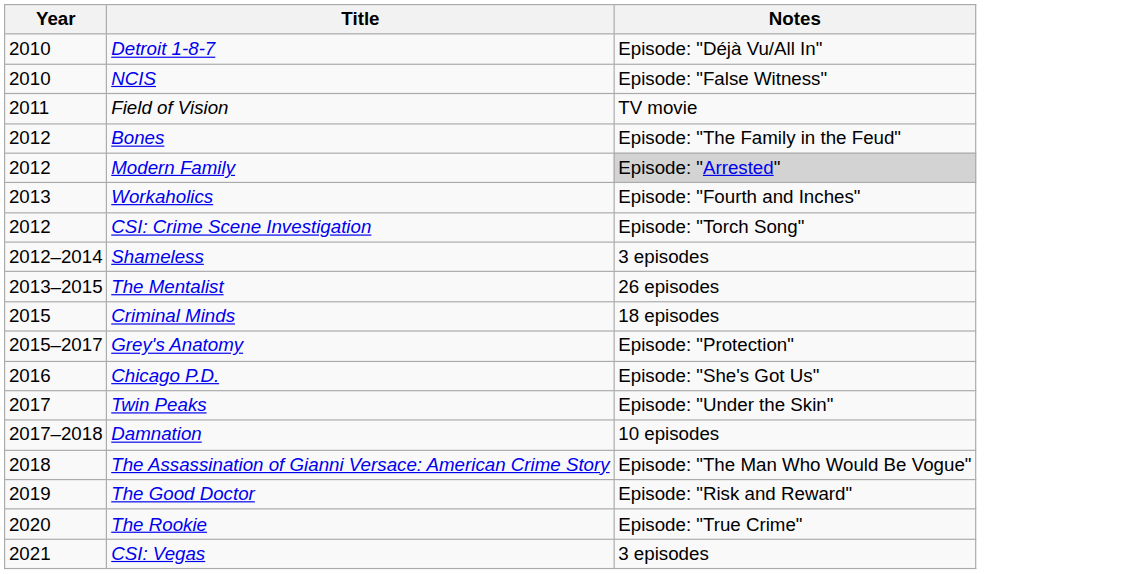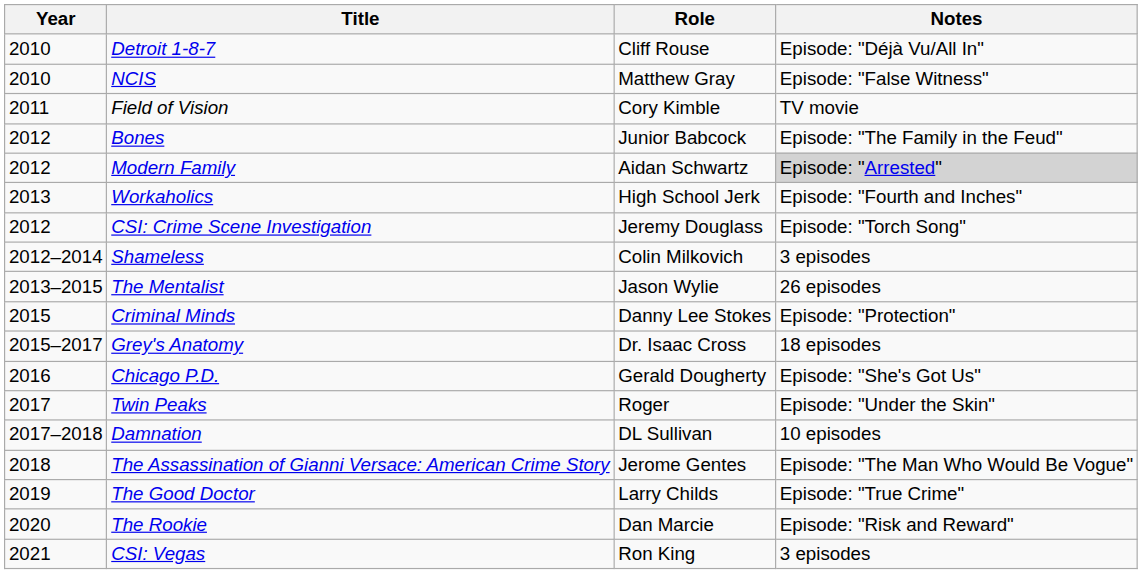+ column: (695, 19)
(669, 316) 18 episodes -> (868, 316) Episode: "Protection"
(706, 345) Episode: "Protection" -> (830, 345) 18 episodes
(735, 494) Episode: "Risk and Reward" -> (872, 494) Episode: "True Crime"
(710, 524) Episode: "True Crime" -> (897, 524) Episode: "Risk and Reward"
